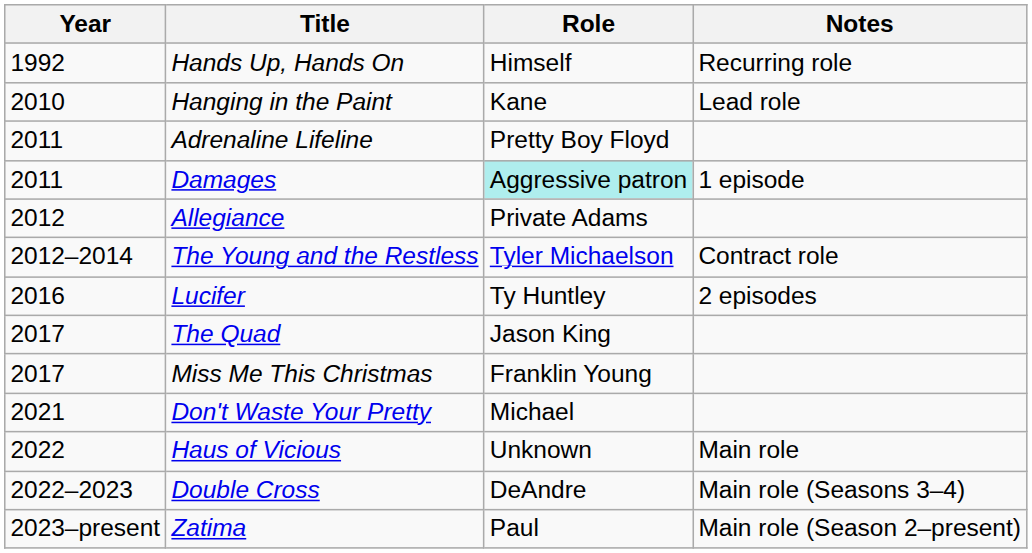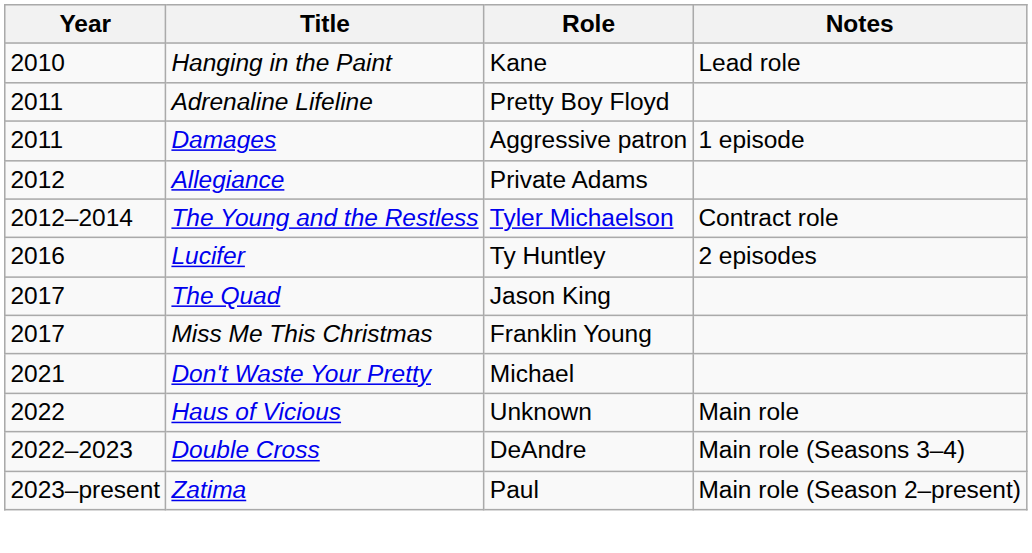- row: (288, 62)
(588, 179) paleturquoise background -> (588, 140) no background
